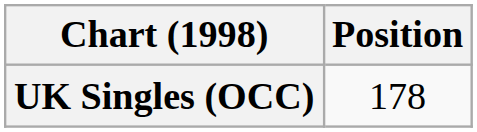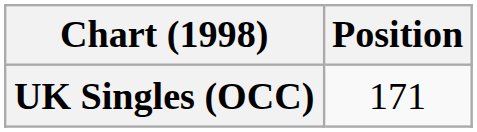(398, 95) 178 -> (398, 95) 171
